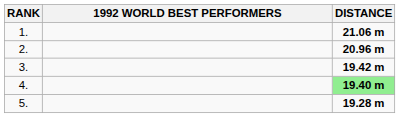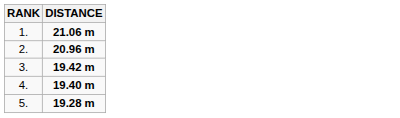- column: (187, 14)
(364, 86) lightgreen background -> (74, 86) no background
